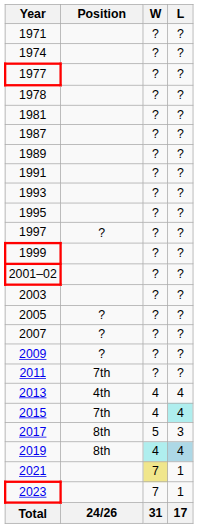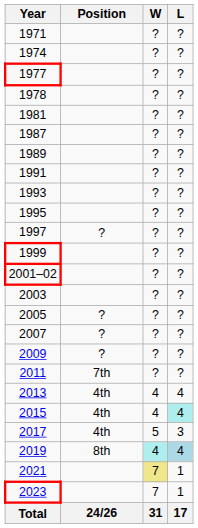(102, 412) 7th -> (102, 412) 4th
(102, 432) 8th -> (102, 432) 4th
